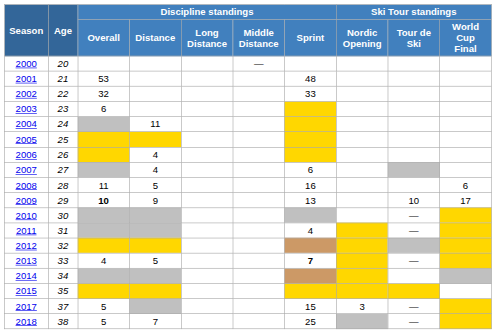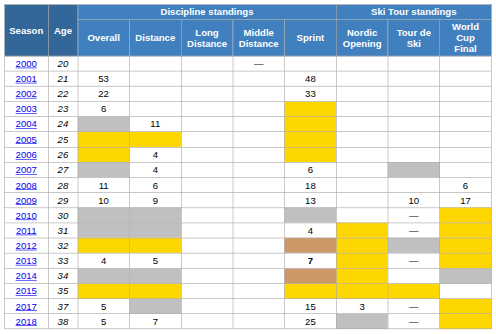(104, 94) 32 -> (104, 94) 22
(155, 185) 5 -> (155, 185) 6
(310, 185) 16 -> (310, 185) 18
(104, 200) bold -> (104, 200) normal
